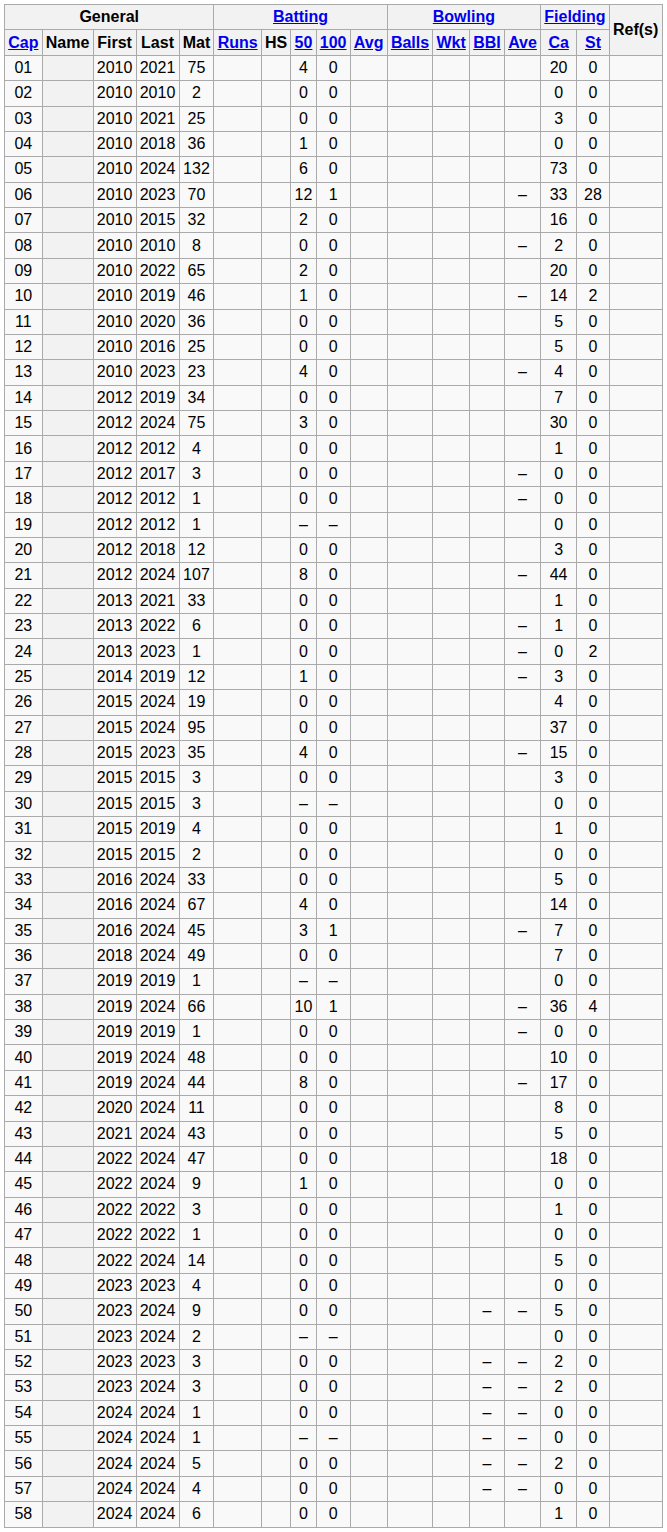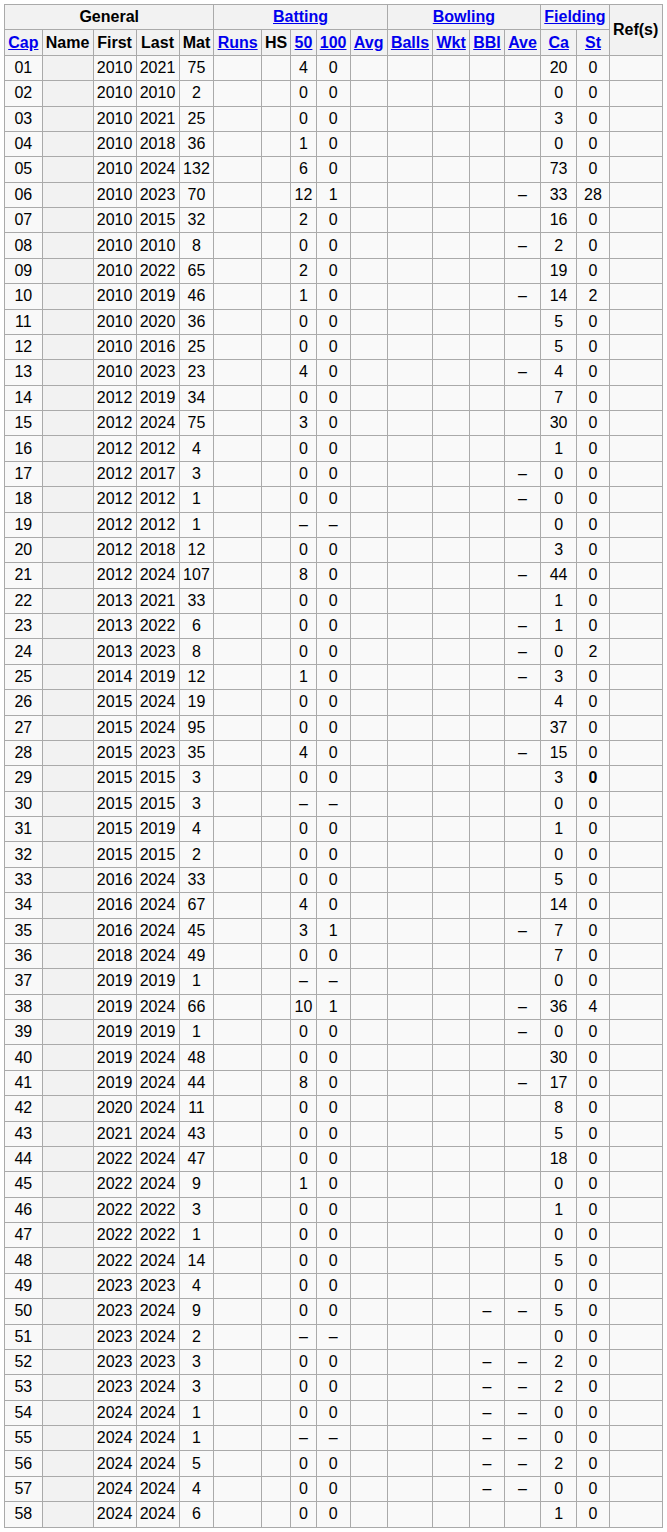(559, 270) 20 -> (559, 270) 19
(196, 651) 1 -> (196, 651) 8
(593, 778) normal -> (593, 778) bold
(559, 1057) 10 -> (559, 1057) 30
